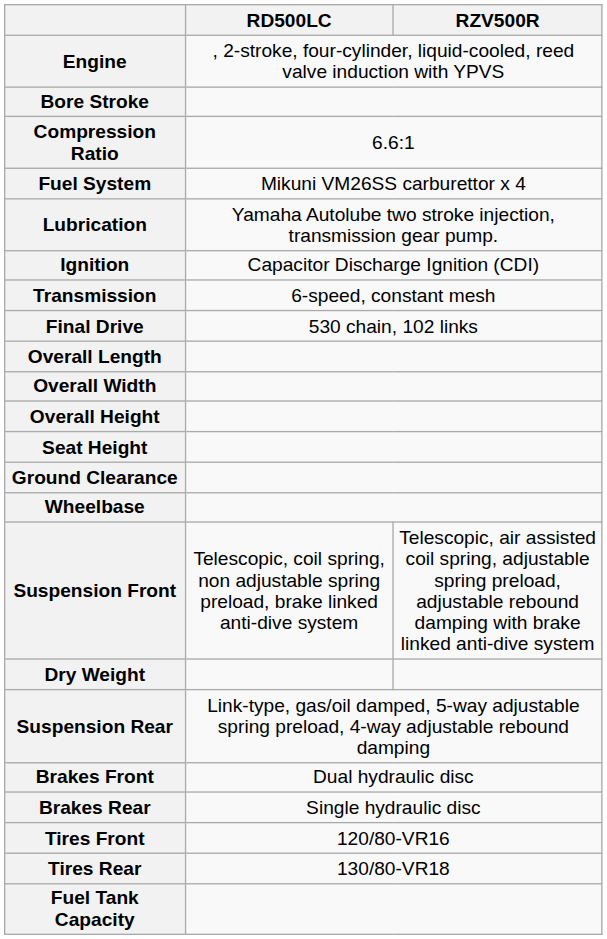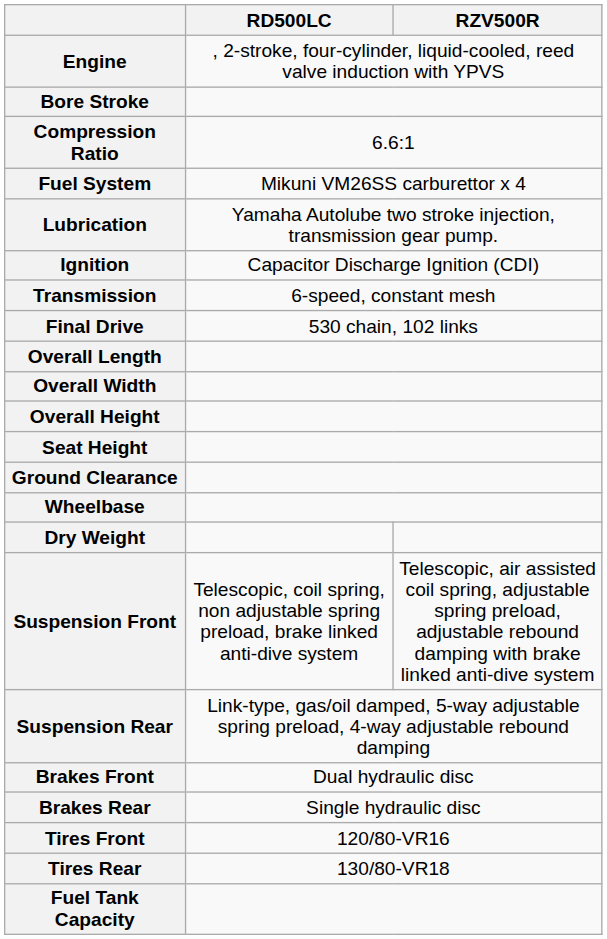rows swapped: (95, 675) <-> (95, 591)
